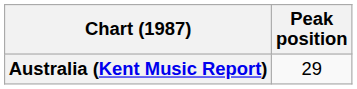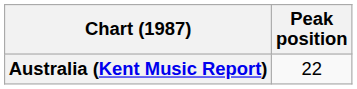(312, 68) 29 -> (312, 68) 22
